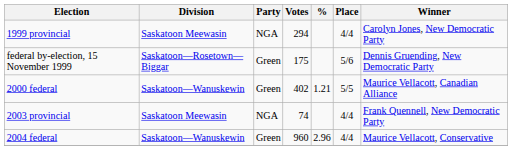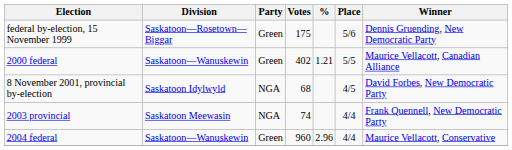- row: (38, 34)
+ row: (66, 88)
